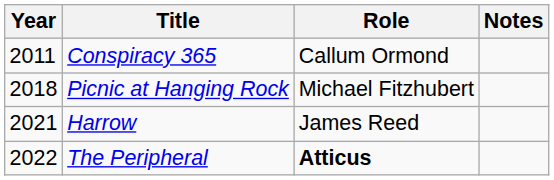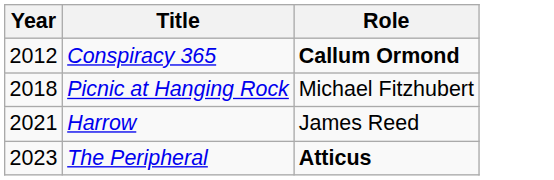- column: (514, 21)
(33, 55) 2011 -> (33, 55) 2012
(374, 55) normal -> (379, 55) bold
(33, 157) 2022 -> (33, 157) 2023
